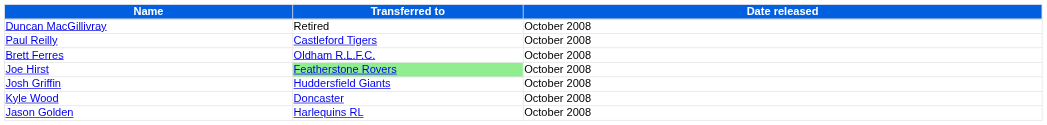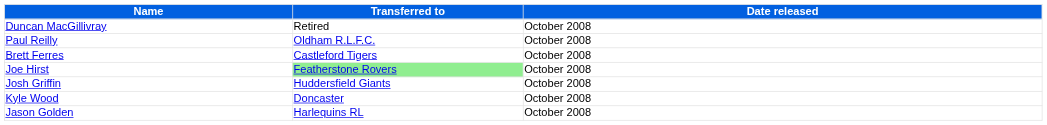(335, 40) Castleford Tigers -> (334, 40) Oldham R.L.F.C.
(334, 55) Oldham R.L.F.C. -> (335, 55) Castleford Tigers
